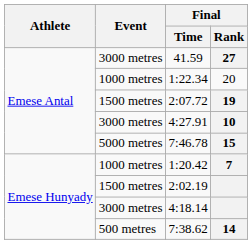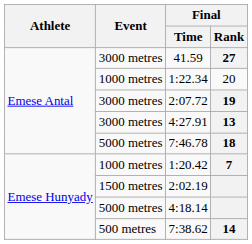(131, 101) 1500 metres -> (131, 101) 3000 metres
(229, 122) 10 -> (229, 122) 13
(229, 143) 15 -> (229, 143) 18
(131, 207) 3000 metres -> (131, 207) 5000 metres
